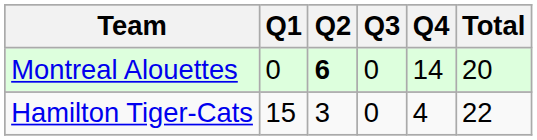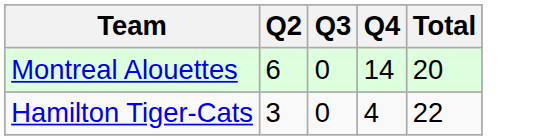- column: (284, 26)
(322, 69) bold -> (273, 69) normal
